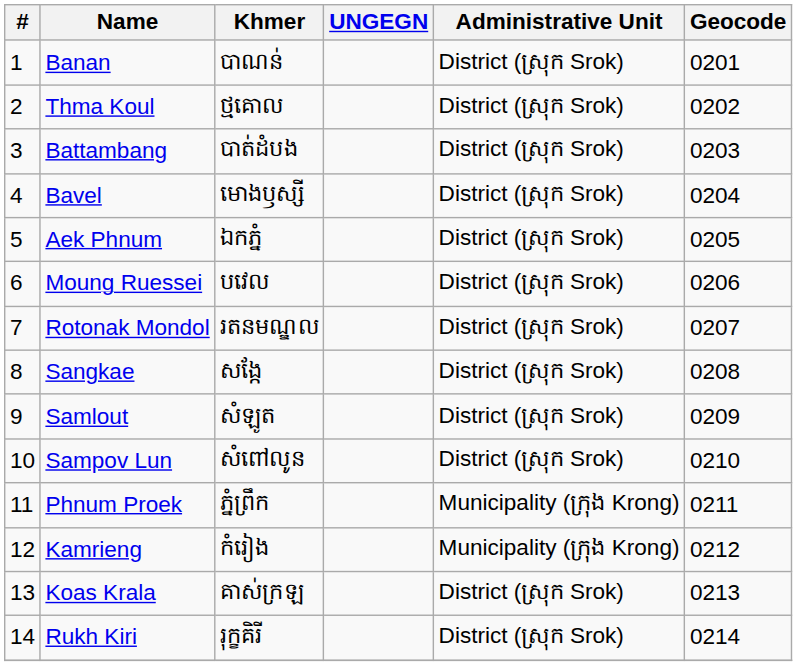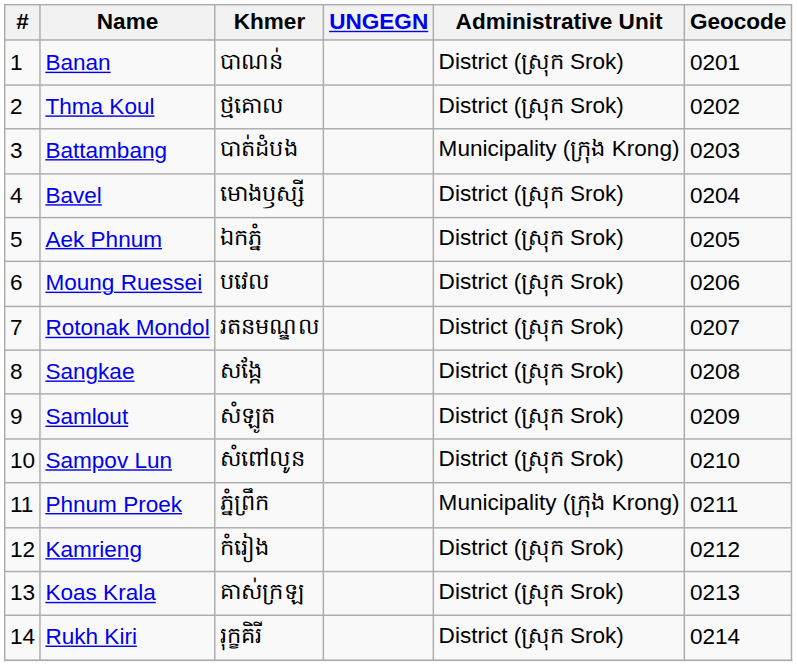(531, 149) District (ស្រុក Srok) -> (559, 149) Municipality (ក្រុង Krong)
(559, 547) Municipality (ក្រុង Krong) -> (531, 547) District (ស្រុក Srok)
